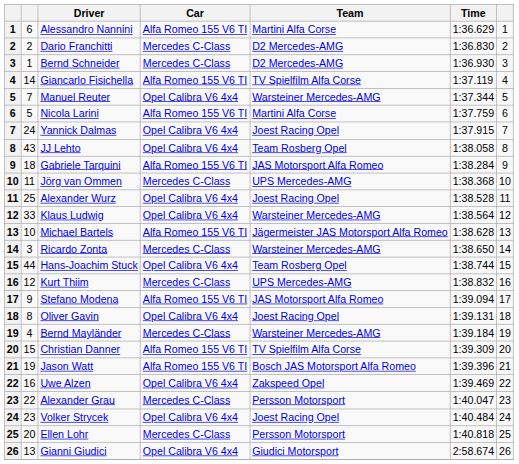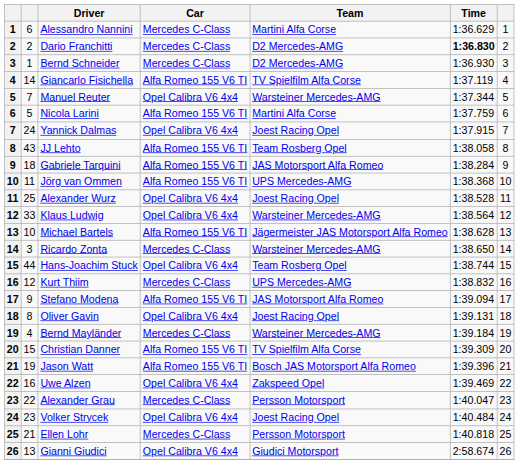(195, 30) Alfa Romeo 155 V6 TI -> (187, 30) Mercedes C-Class
(473, 47) normal -> (474, 47) bold
(190, 148) Opel Calibra V6 4x4 -> (195, 148) Alfa Romeo 155 V6 TI
(187, 181) Mercedes C-Class -> (195, 181) Alfa Romeo 155 V6 TI
(30, 434) 20 -> (30, 434) 21
